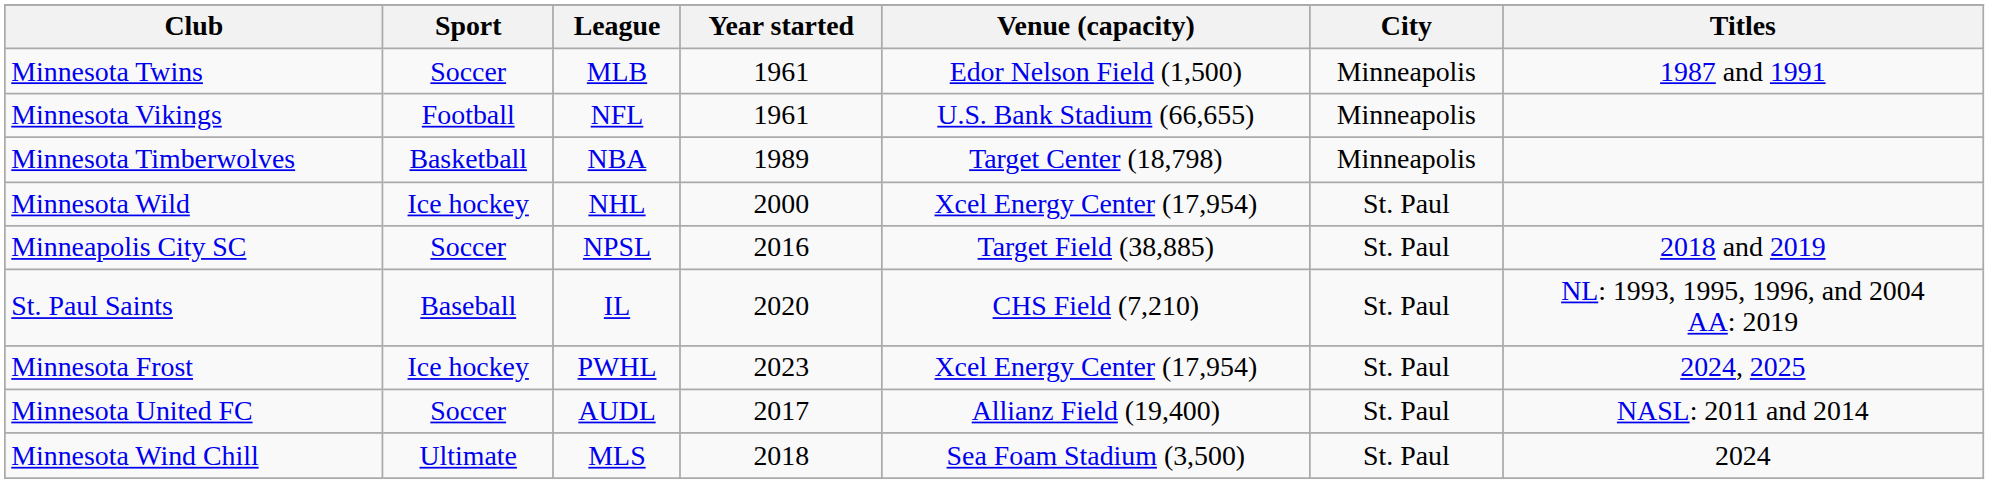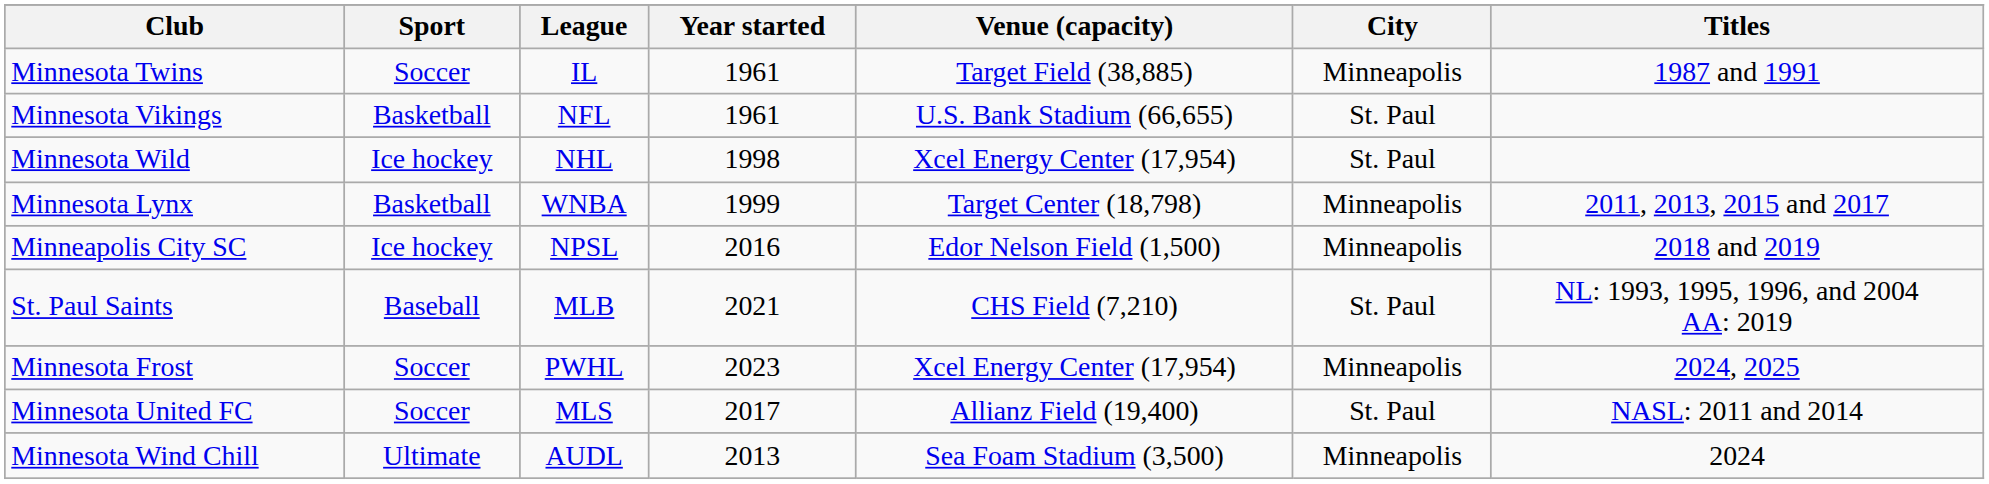(617, 70) MLB -> (584, 70) IL
(1096, 70) Edor Nelson Field (1,500) -> (1074, 70) Target Field (38,885)
(468, 114) Football -> (432, 114) Basketball
(1406, 114) Minneapolis -> (1392, 114) St. Paul
- row: (153, 159)
(781, 203) 2000 -> (752, 159) 1998
+ row: (102, 203)
(468, 247) Soccer -> (432, 247) Ice hockey
(1096, 247) Target Field (38,885) -> (1074, 247) Edor Nelson Field (1,500)
(1406, 247) St. Paul -> (1392, 247) Minneapolis
(617, 307) IL -> (584, 307) MLB
(781, 307) 2020 -> (752, 307) 2021
(468, 366) Ice hockey -> (432, 366) Soccer
(1406, 366) St. Paul -> (1392, 366) Minneapolis
(617, 411) AUDL -> (584, 411) MLS
(617, 455) MLS -> (584, 455) AUDL
(781, 455) 2018 -> (752, 455) 2013
(1406, 455) St. Paul -> (1392, 455) Minneapolis
